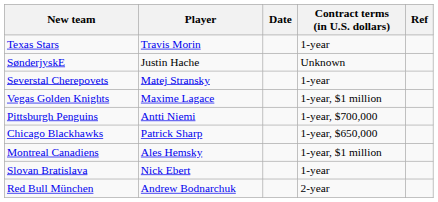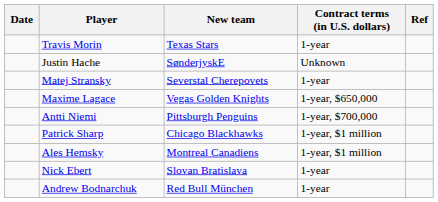columns swapped: (280, 19) <-> (71, 19)
(341, 98) 1-year, $1 million -> (339, 98) 1-year, $650,000
(339, 134) 1-year, $650,000 -> (341, 134) 1-year, $1 million
(315, 188) 2-year -> (315, 188) 1-year
